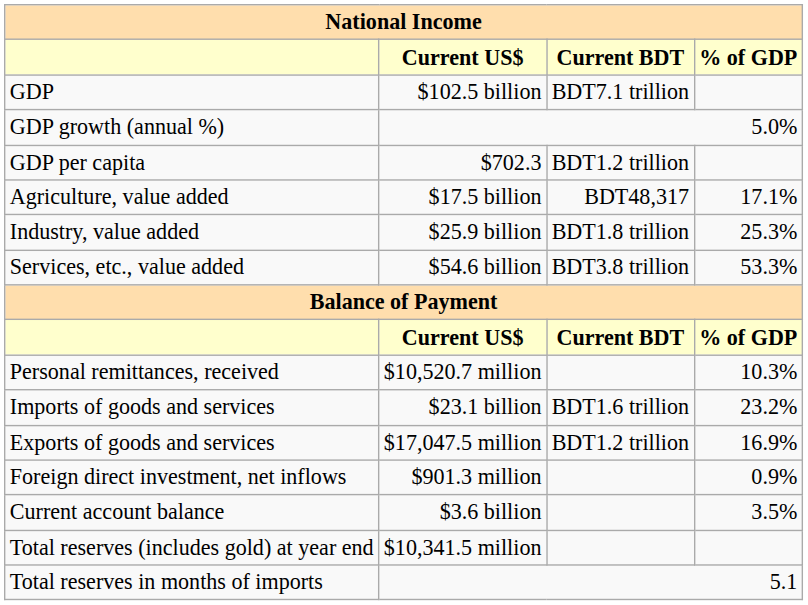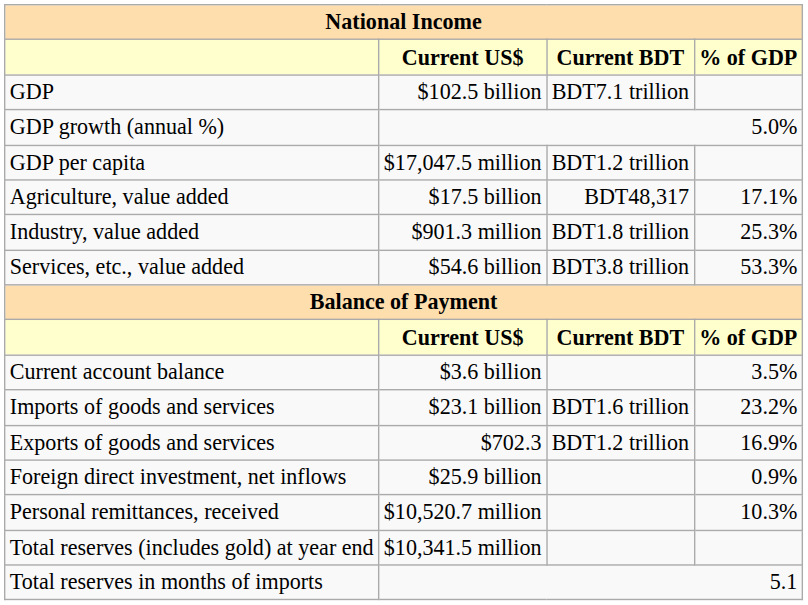(511, 162) $702.3 -> (463, 162) $17,047.5 million
(485, 232) $25.9 billion -> (476, 232) $901.3 million
rows swapped: (117, 512) <-> (144, 372)
(463, 442) $17,047.5 million -> (511, 442) $702.3
(476, 477) $901.3 million -> (485, 477) $25.9 billion
